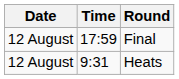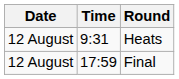rows swapped: (143, 62) <-> (140, 39)
